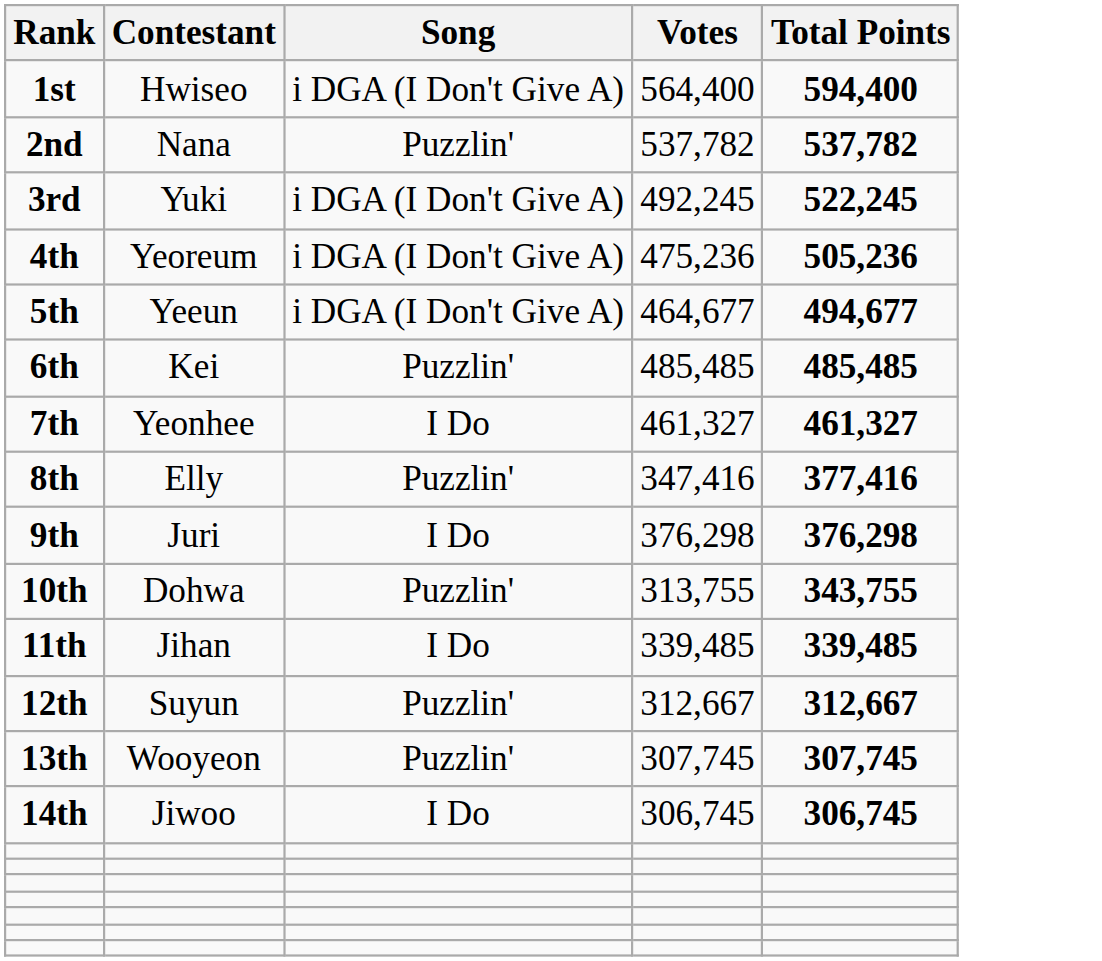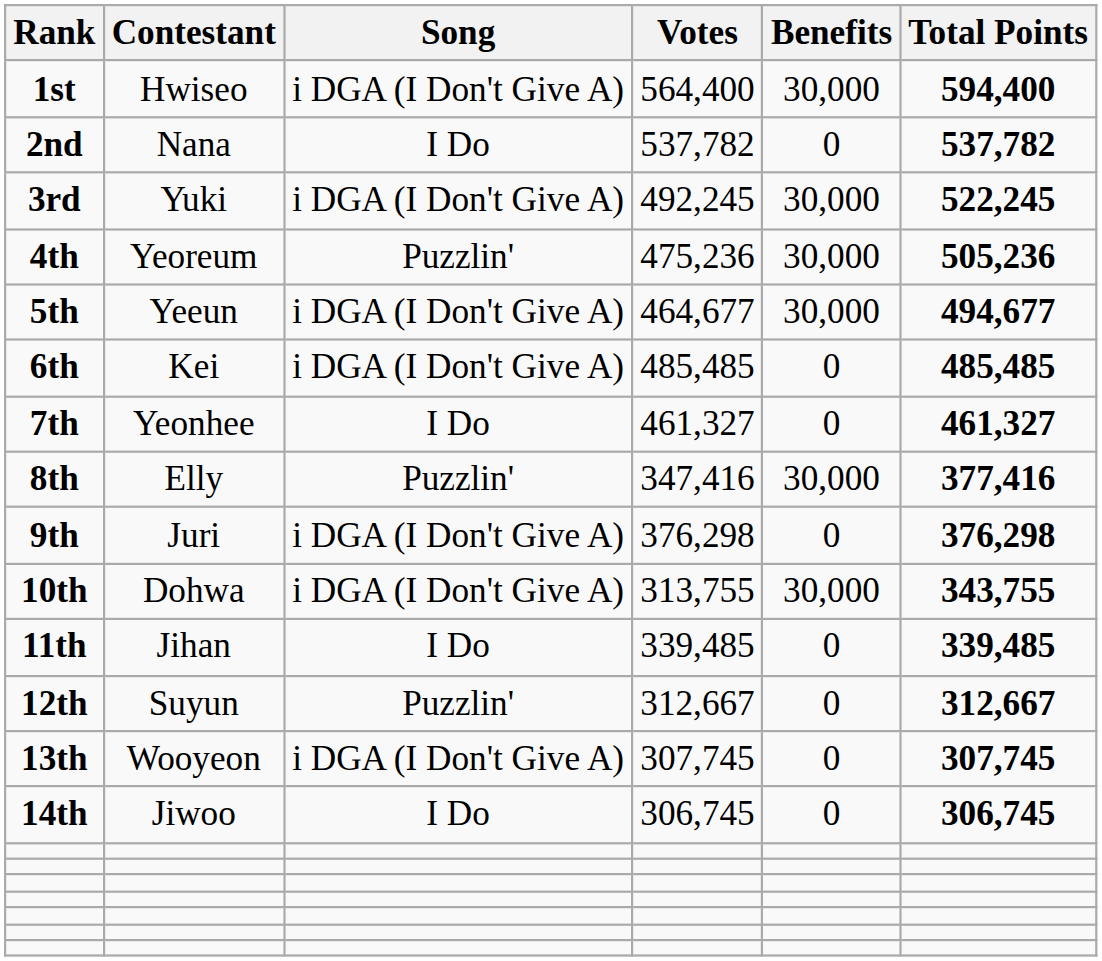+ column: (832, 32)
(458, 144) Puzzlin' -> (458, 144) I Do
(458, 255) i DGA (I Don't Give A) -> (458, 255) Puzzlin'
(458, 367) Puzzlin' -> (458, 367) i DGA (I Don't Give A)
(458, 534) I Do -> (458, 534) i DGA (I Don't Give A)
(458, 590) Puzzlin' -> (458, 590) i DGA (I Don't Give A)
(458, 758) Puzzlin' -> (458, 758) i DGA (I Don't Give A)
